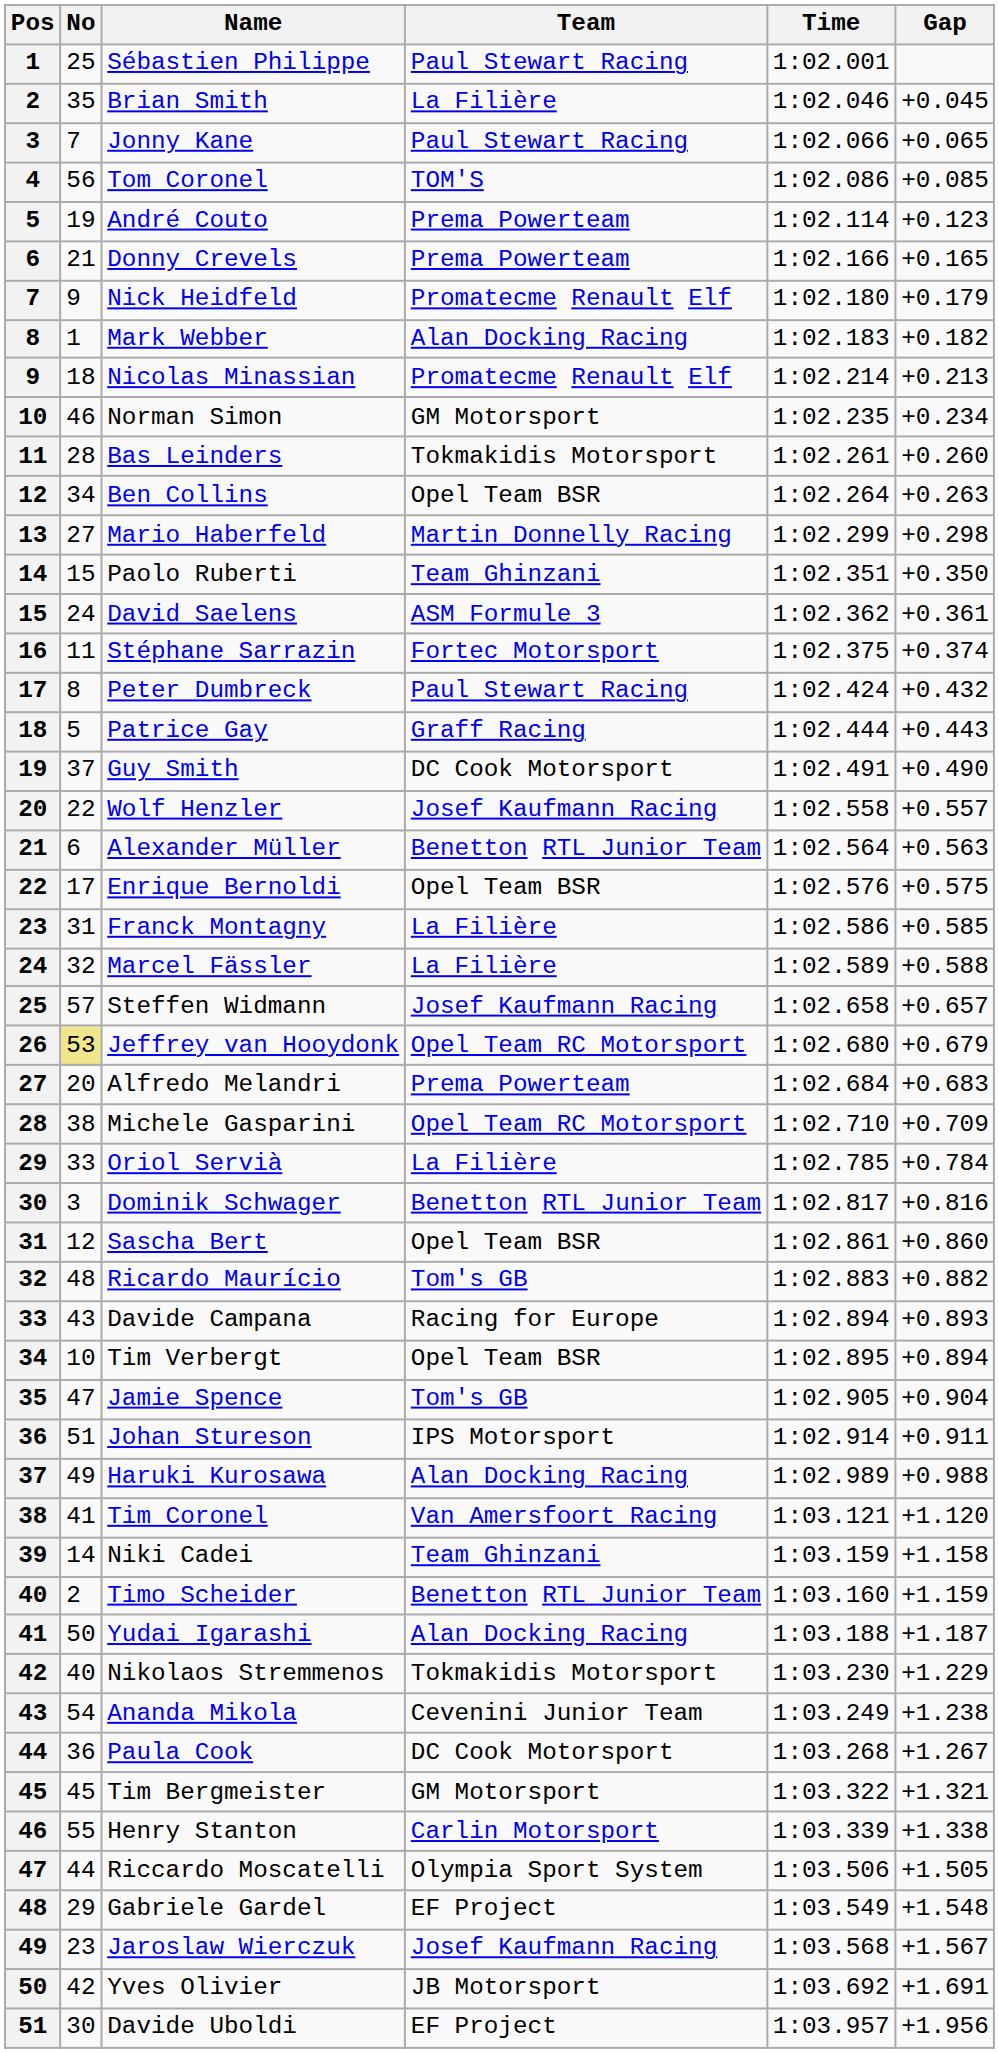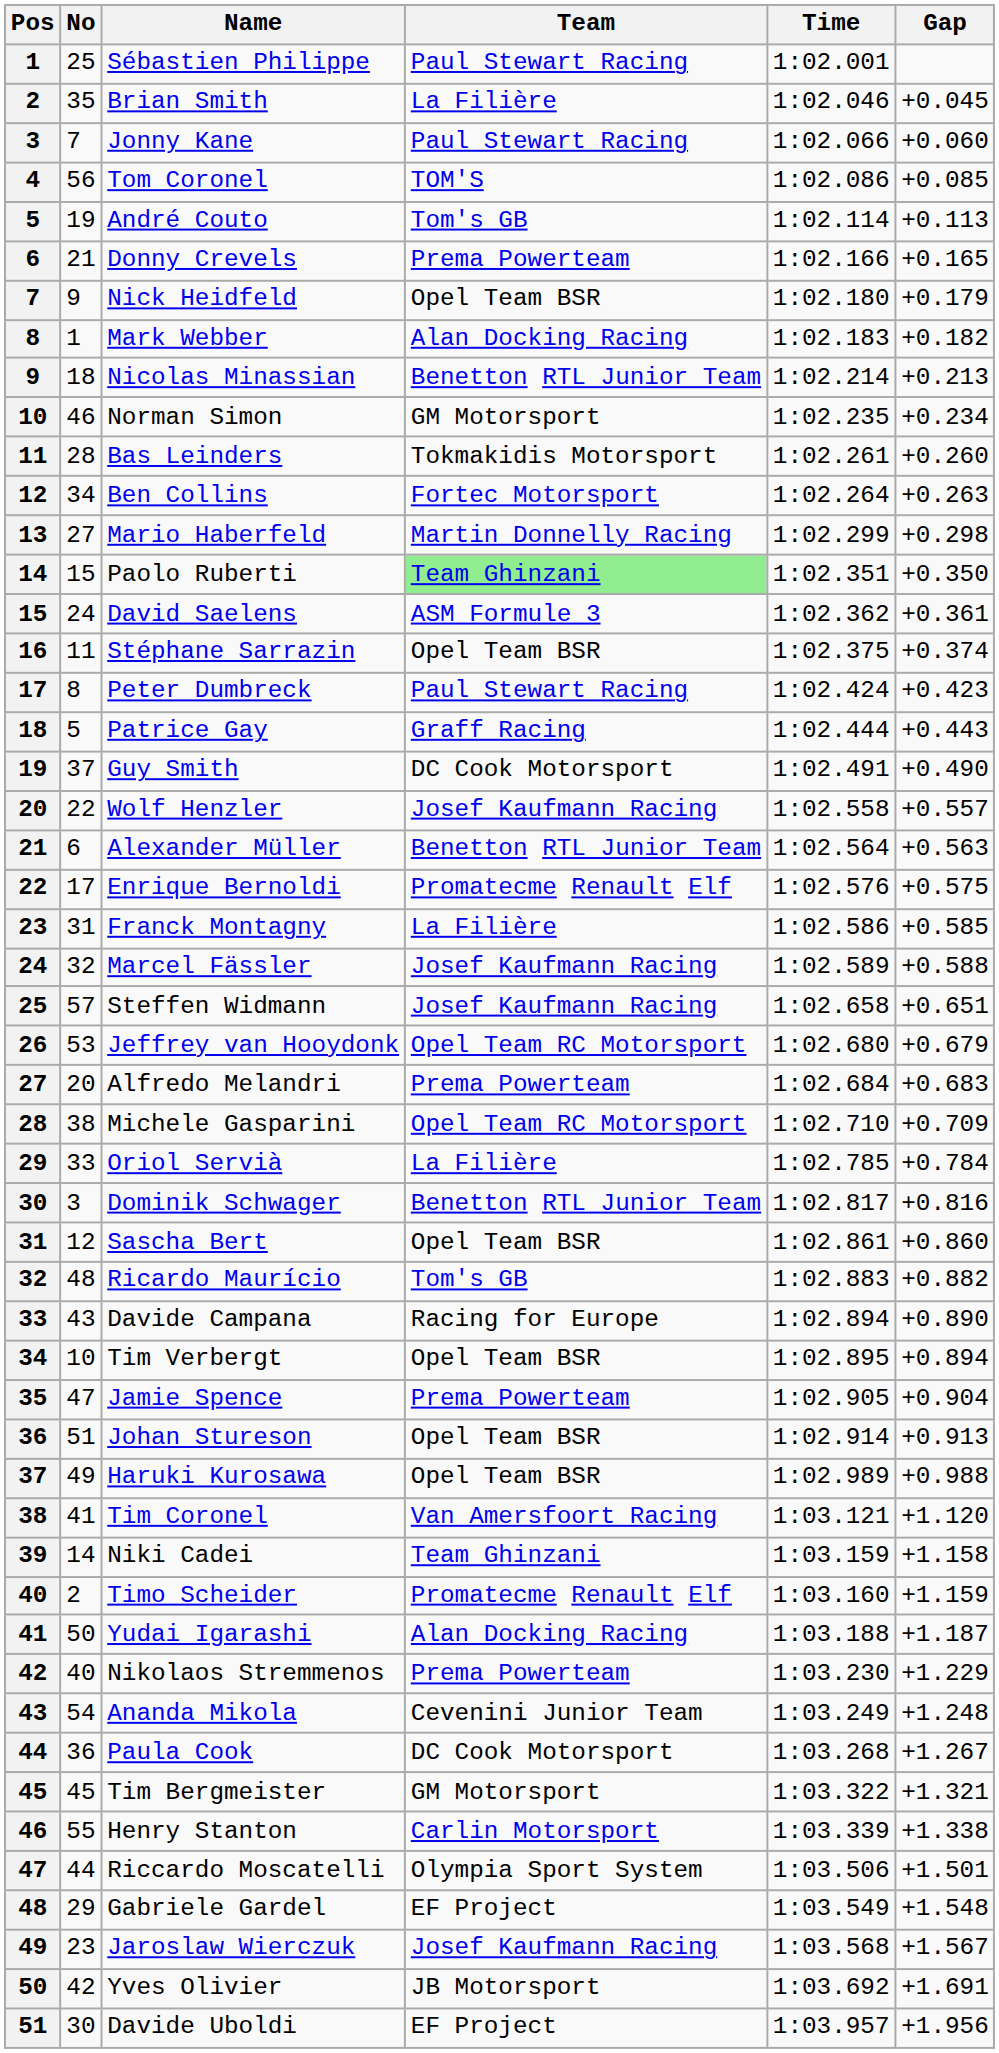(945, 143) +0.065 -> (945, 143) +0.060
(520, 221) Prema Powerteam -> (469, 221) Tom's GB
(945, 221) +0.123 -> (945, 221) +0.113
(571, 300) Promatecme Renault Elf -> (506, 300) Opel Team BSR
(571, 378) Promatecme Renault Elf -> (586, 378) Benetton RTL Junior Team
(506, 496) Opel Team BSR -> (535, 496) Fortec Motorsport
(506, 575) no background -> (506, 575) lightgreen background
(535, 653) Fortec Motorsport -> (506, 653) Opel Team BSR
(945, 693) +0.432 -> (945, 693) +0.423
(506, 889) Opel Team BSR -> (571, 889) Promatecme Renault Elf
(484, 968) La Filière -> (564, 968) Josef Kaufmann Racing
(945, 1007) +0.657 -> (945, 1007) +0.651
(81, 1046) khaki background -> (81, 1046) no background
(945, 1321) +0.893 -> (945, 1321) +0.890
(469, 1400) Tom's GB -> (520, 1400) Prema Powerteam
(513, 1439) IPS Motorsport -> (506, 1439) Opel Team BSR
(945, 1439) +0.911 -> (945, 1439) +0.913
(549, 1478) Alan Docking Racing -> (506, 1478) Opel Team BSR
(586, 1596) Benetton RTL Junior Team -> (571, 1596) Promatecme Renault Elf
(564, 1675) Tokmakidis Motorsport -> (520, 1675) Prema Powerteam
(945, 1714) +1.238 -> (945, 1714) +1.248
(945, 1871) +1.505 -> (945, 1871) +1.501
